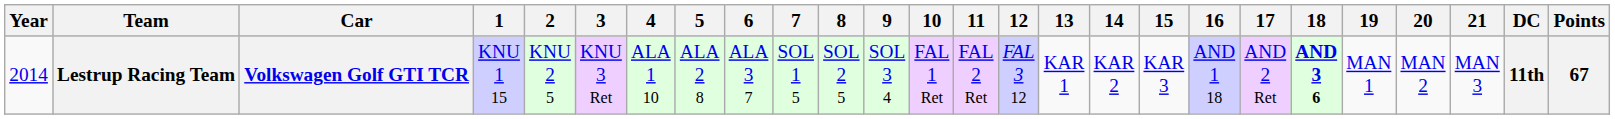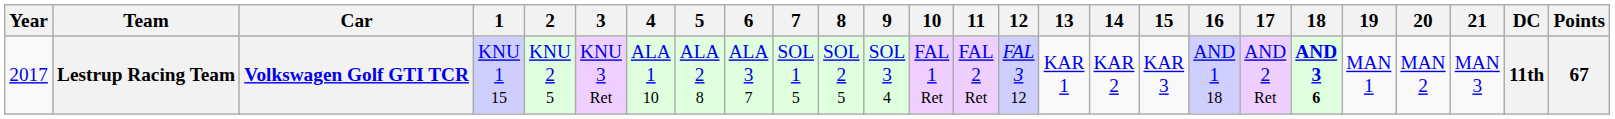(29, 74) 2014 -> (29, 74) 2017
